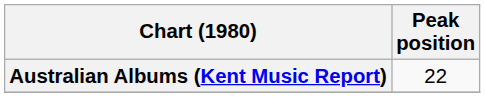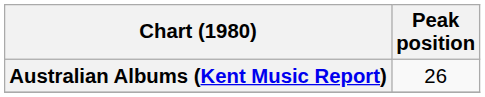(436, 75) 22 -> (436, 75) 26
